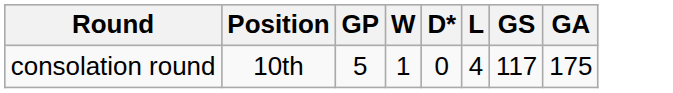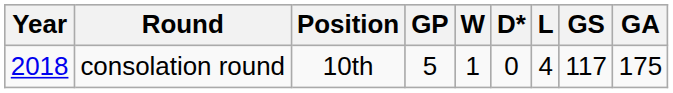+ column: (40, 25)
